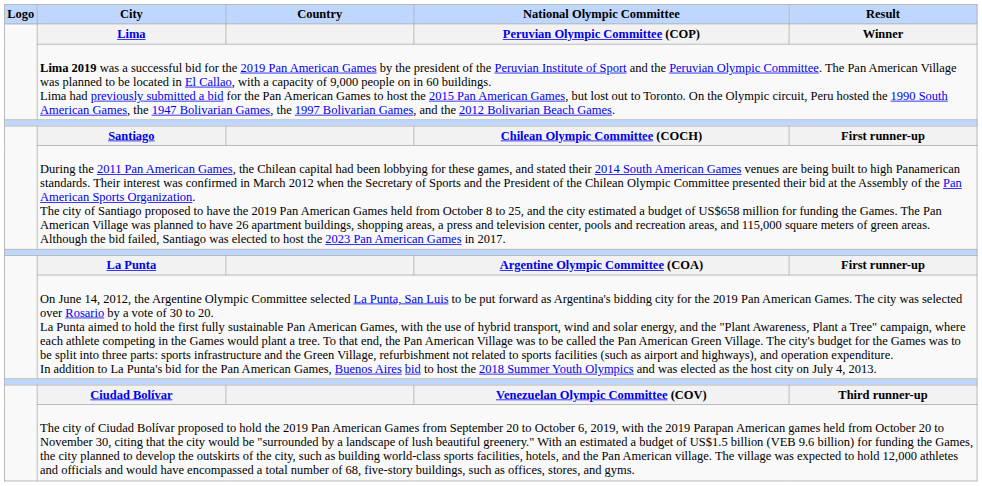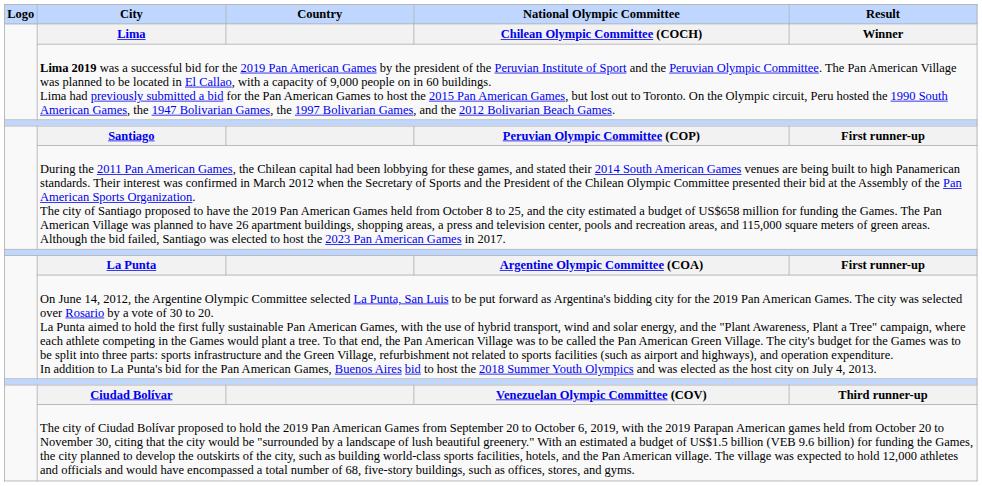(601, 34) Peruvian Olympic Committee (COP) -> (601, 34) Chilean Olympic Committee (COCH)
(601, 135) Chilean Olympic Committee (COCH) -> (601, 135) Peruvian Olympic Committee (COP)
